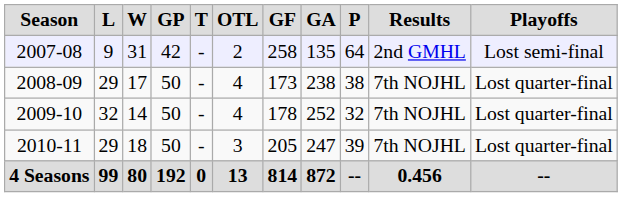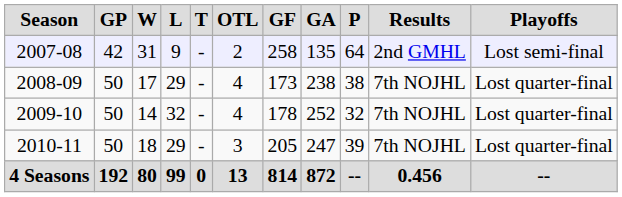columns swapped: (171, 20) <-> (108, 20)
